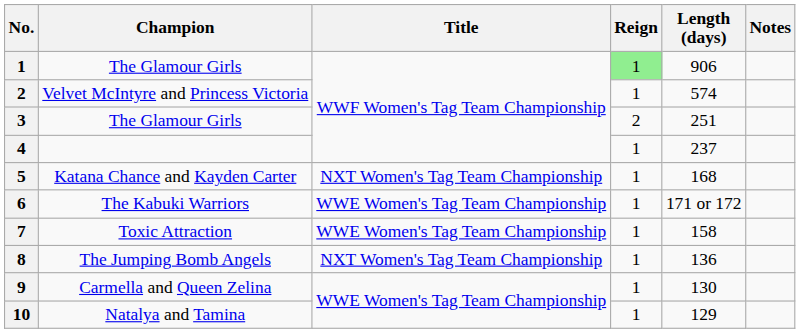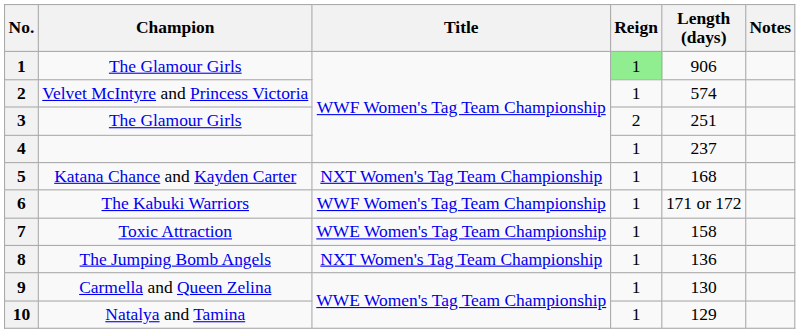(461, 203) WWE Women's Tag Team Championship -> (461, 203) WWF Women's Tag Team Championship
